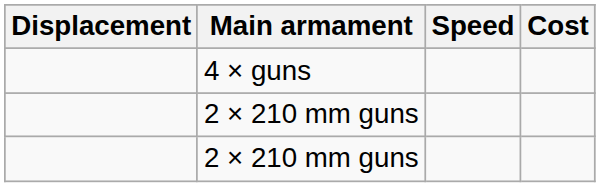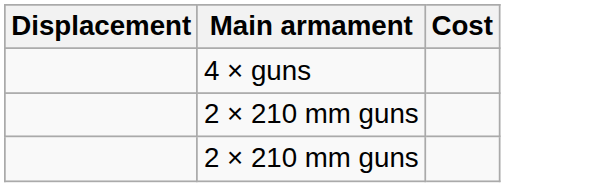- column: (473, 26)
